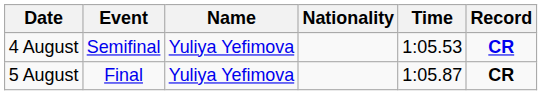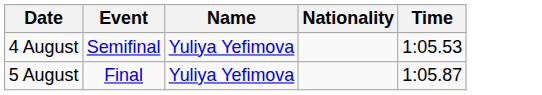- column: (501, 18)
